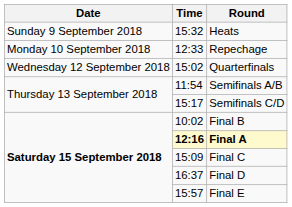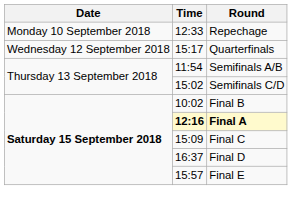- row: (224, 31)
(189, 67) 15:02 -> (189, 49) 15:17
(189, 103) 15:17 -> (189, 85) 15:02
